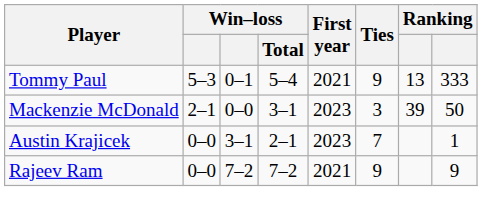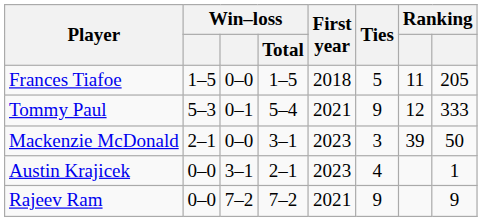+ row: (65, 79)
(415, 79) 13 -> (415, 110) 12
(377, 140) 7 -> (377, 170) 4
